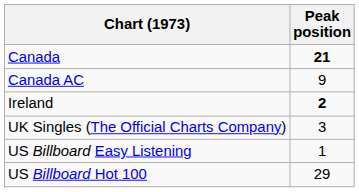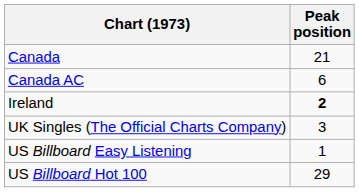(322, 56) bold -> (322, 56) normal
(322, 80) 9 -> (322, 80) 6
